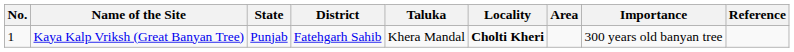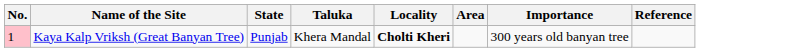- column: (338, 15)
(11, 36) no background -> (11, 36) pink background
